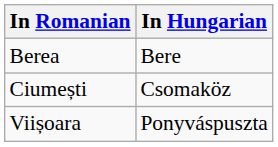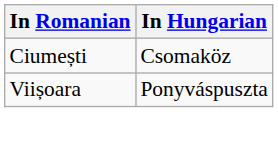- row: (35, 55)
